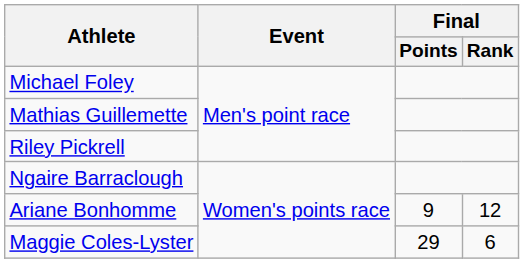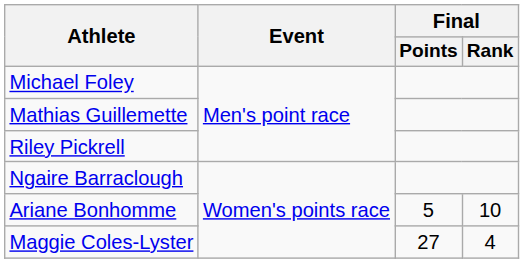(428, 210) 9 -> (428, 210) 5
(490, 210) 12 -> (490, 210) 10
(428, 242) 29 -> (428, 242) 27
(490, 242) 6 -> (490, 242) 4
